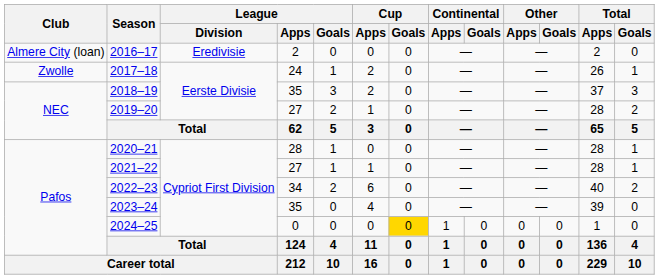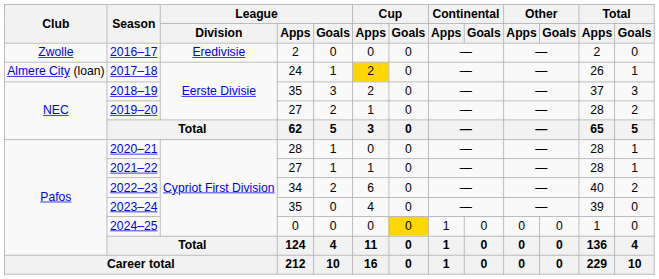(56, 52) Almere City (loan) -> (56, 52) Zwolle
(56, 71) Zwolle -> (56, 71) Almere City (loan)
(371, 71) no background -> (371, 71) gold background
